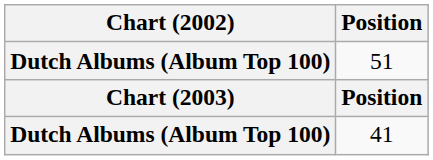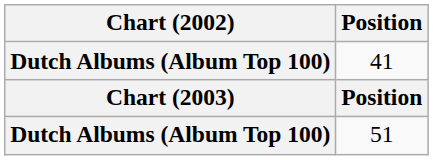rows swapped: (382, 60) <-> (382, 135)
